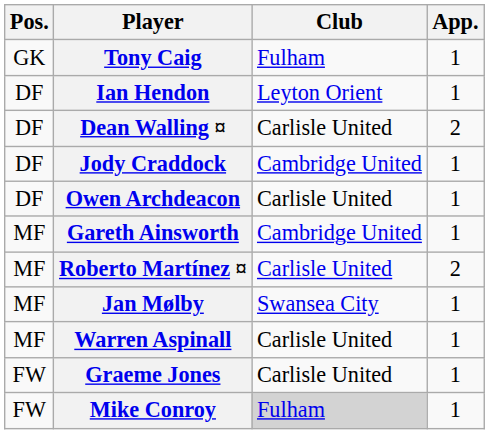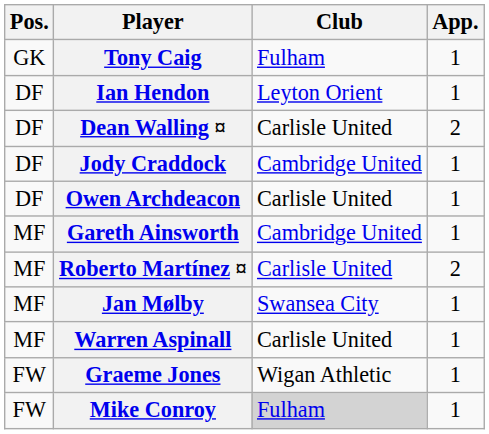(325, 374) Carlisle United -> (324, 374) Wigan Athletic
